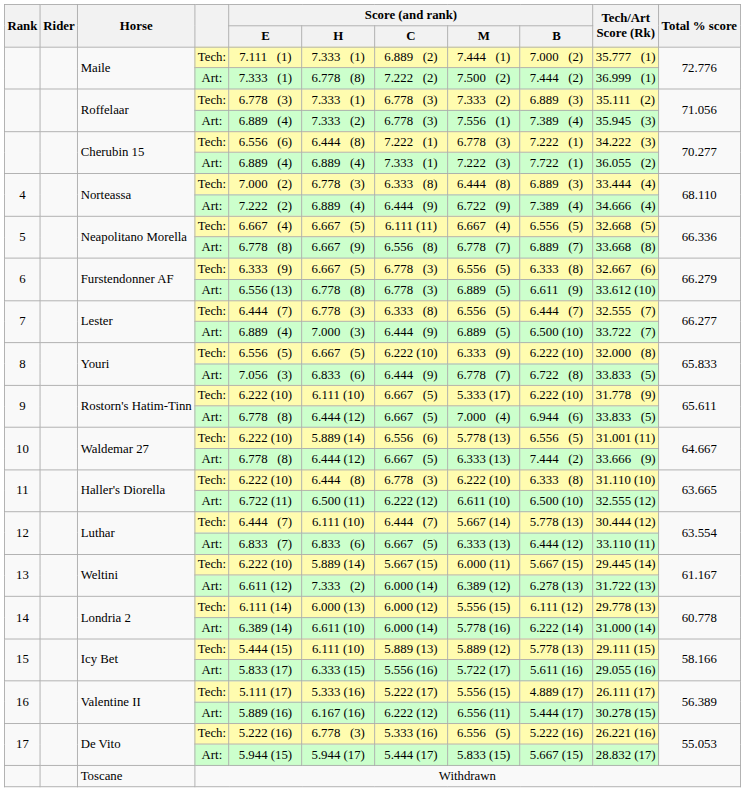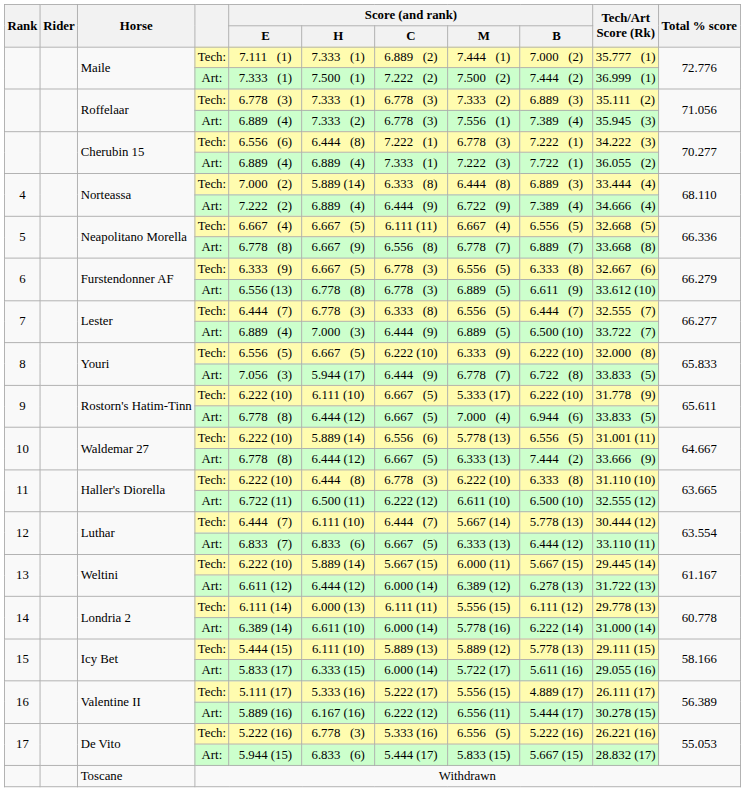(338, 78) 6.778 (8) -> (338, 78) 7.500 (1)
(338, 184) 6.778 (3) -> (338, 184) 5.889 (14)
(338, 374) 6.833 (6) -> (338, 374) 5.944 (17)
(338, 586) 7.333 (2) -> (338, 586) 6.444 (12)
(411, 607) 6.000 (12) -> (411, 607) 6.111 (11)
(411, 670) 5.556 (16) -> (411, 670) 6.000 (14)
(338, 755) 5.944 (17) -> (338, 755) 6.833 (6)
